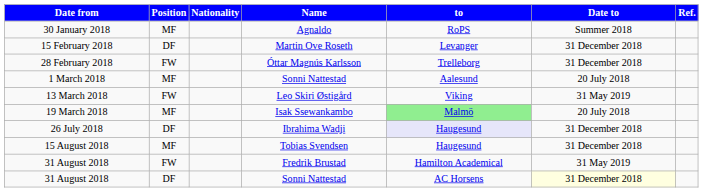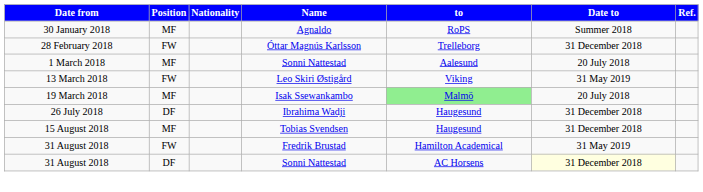- row: (77, 46)
(459, 129) lavender background -> (459, 112) no background
